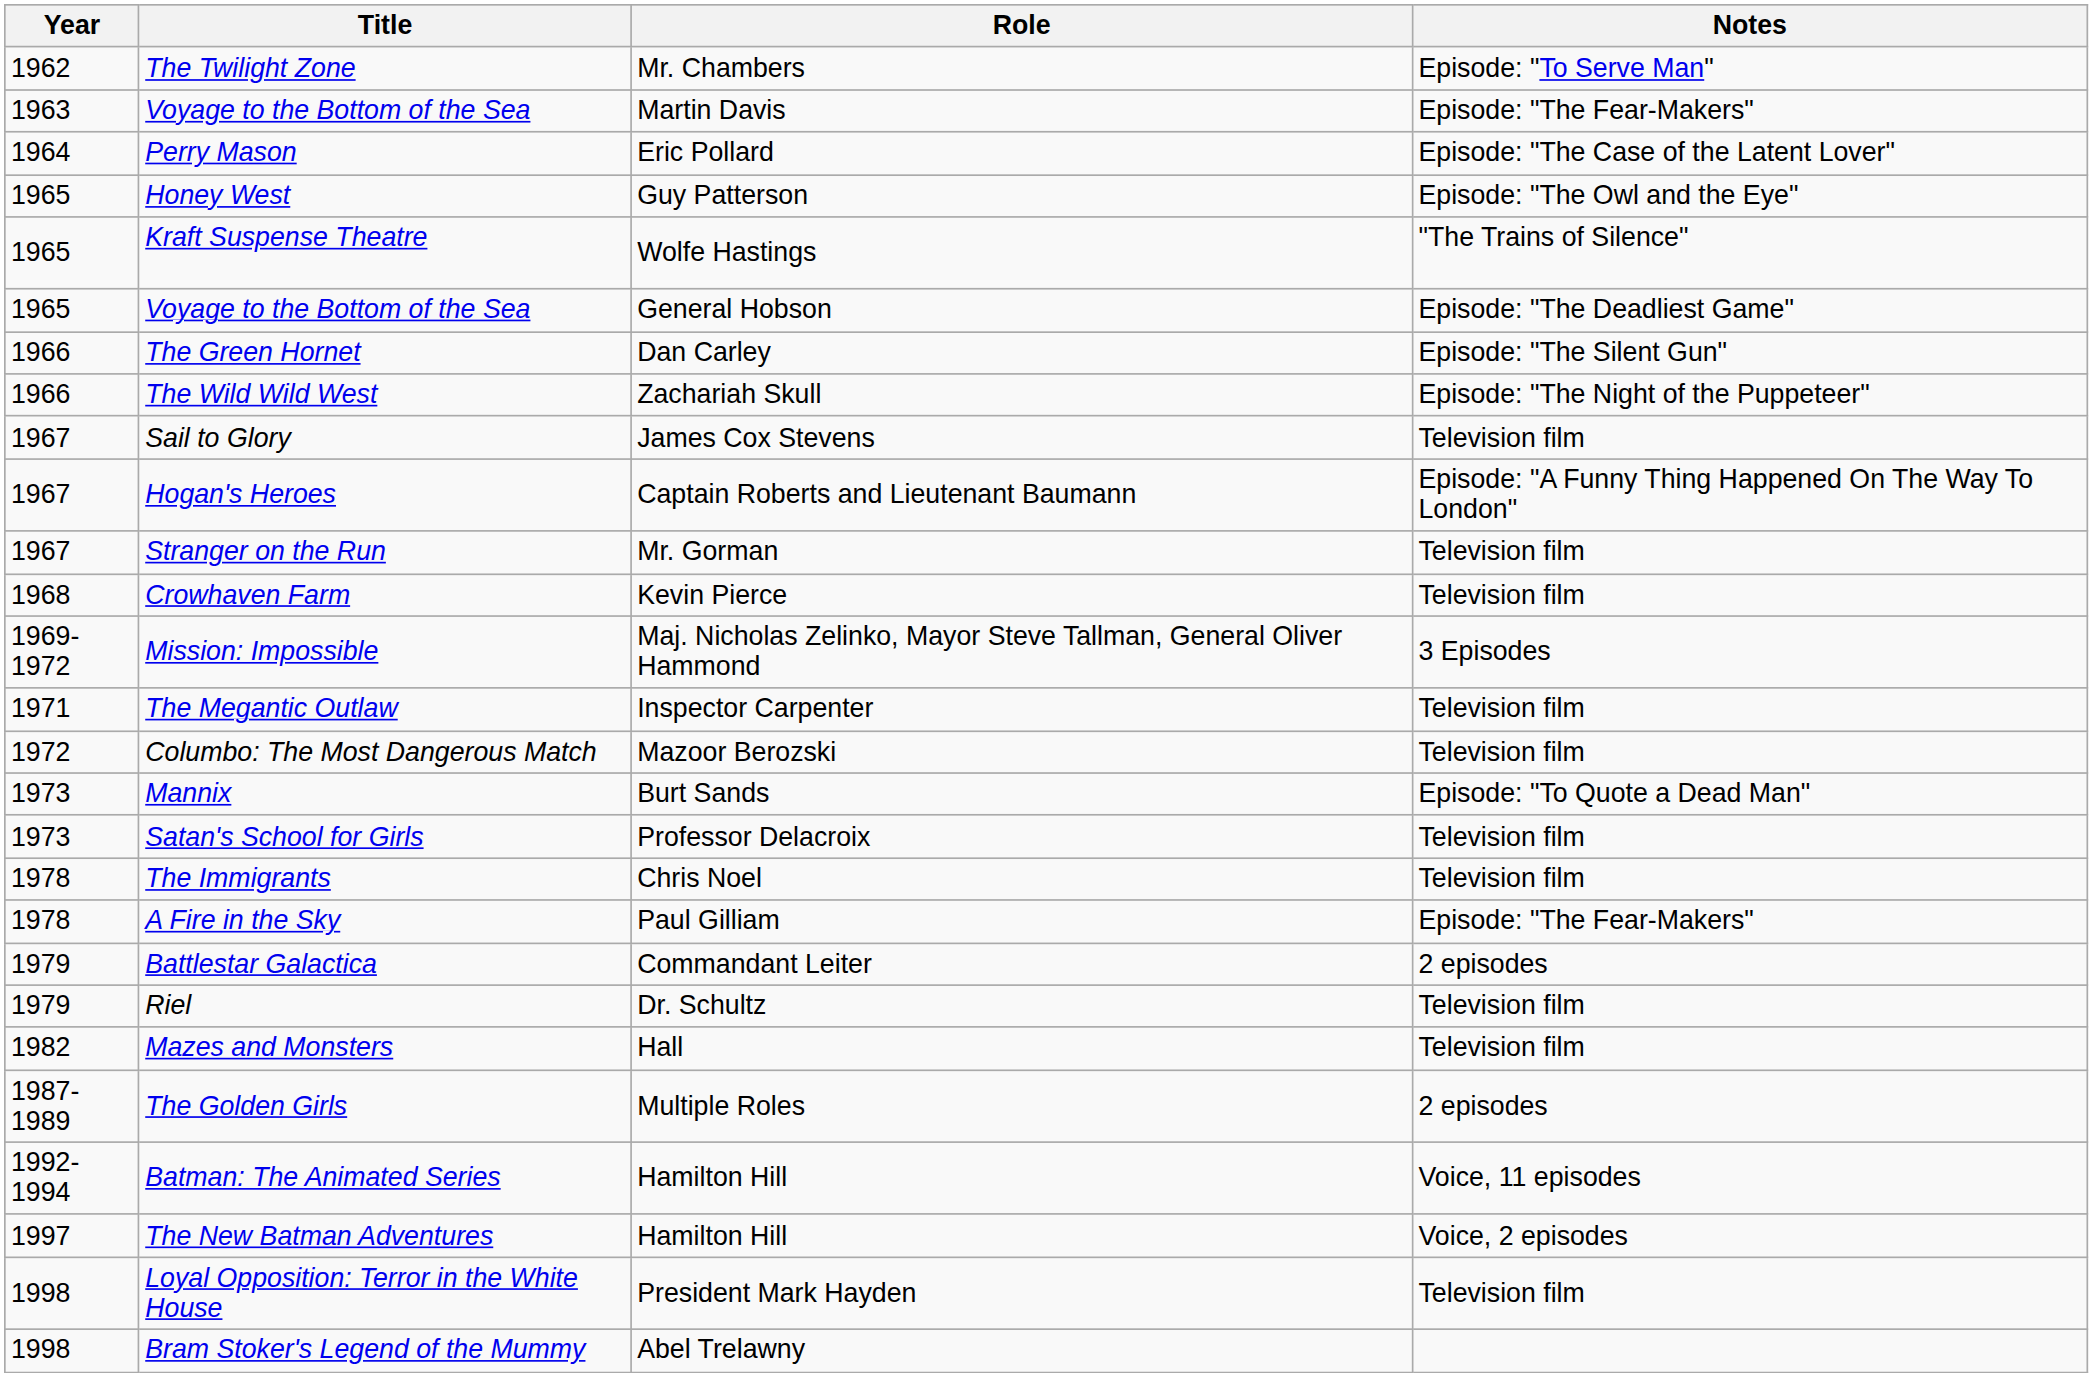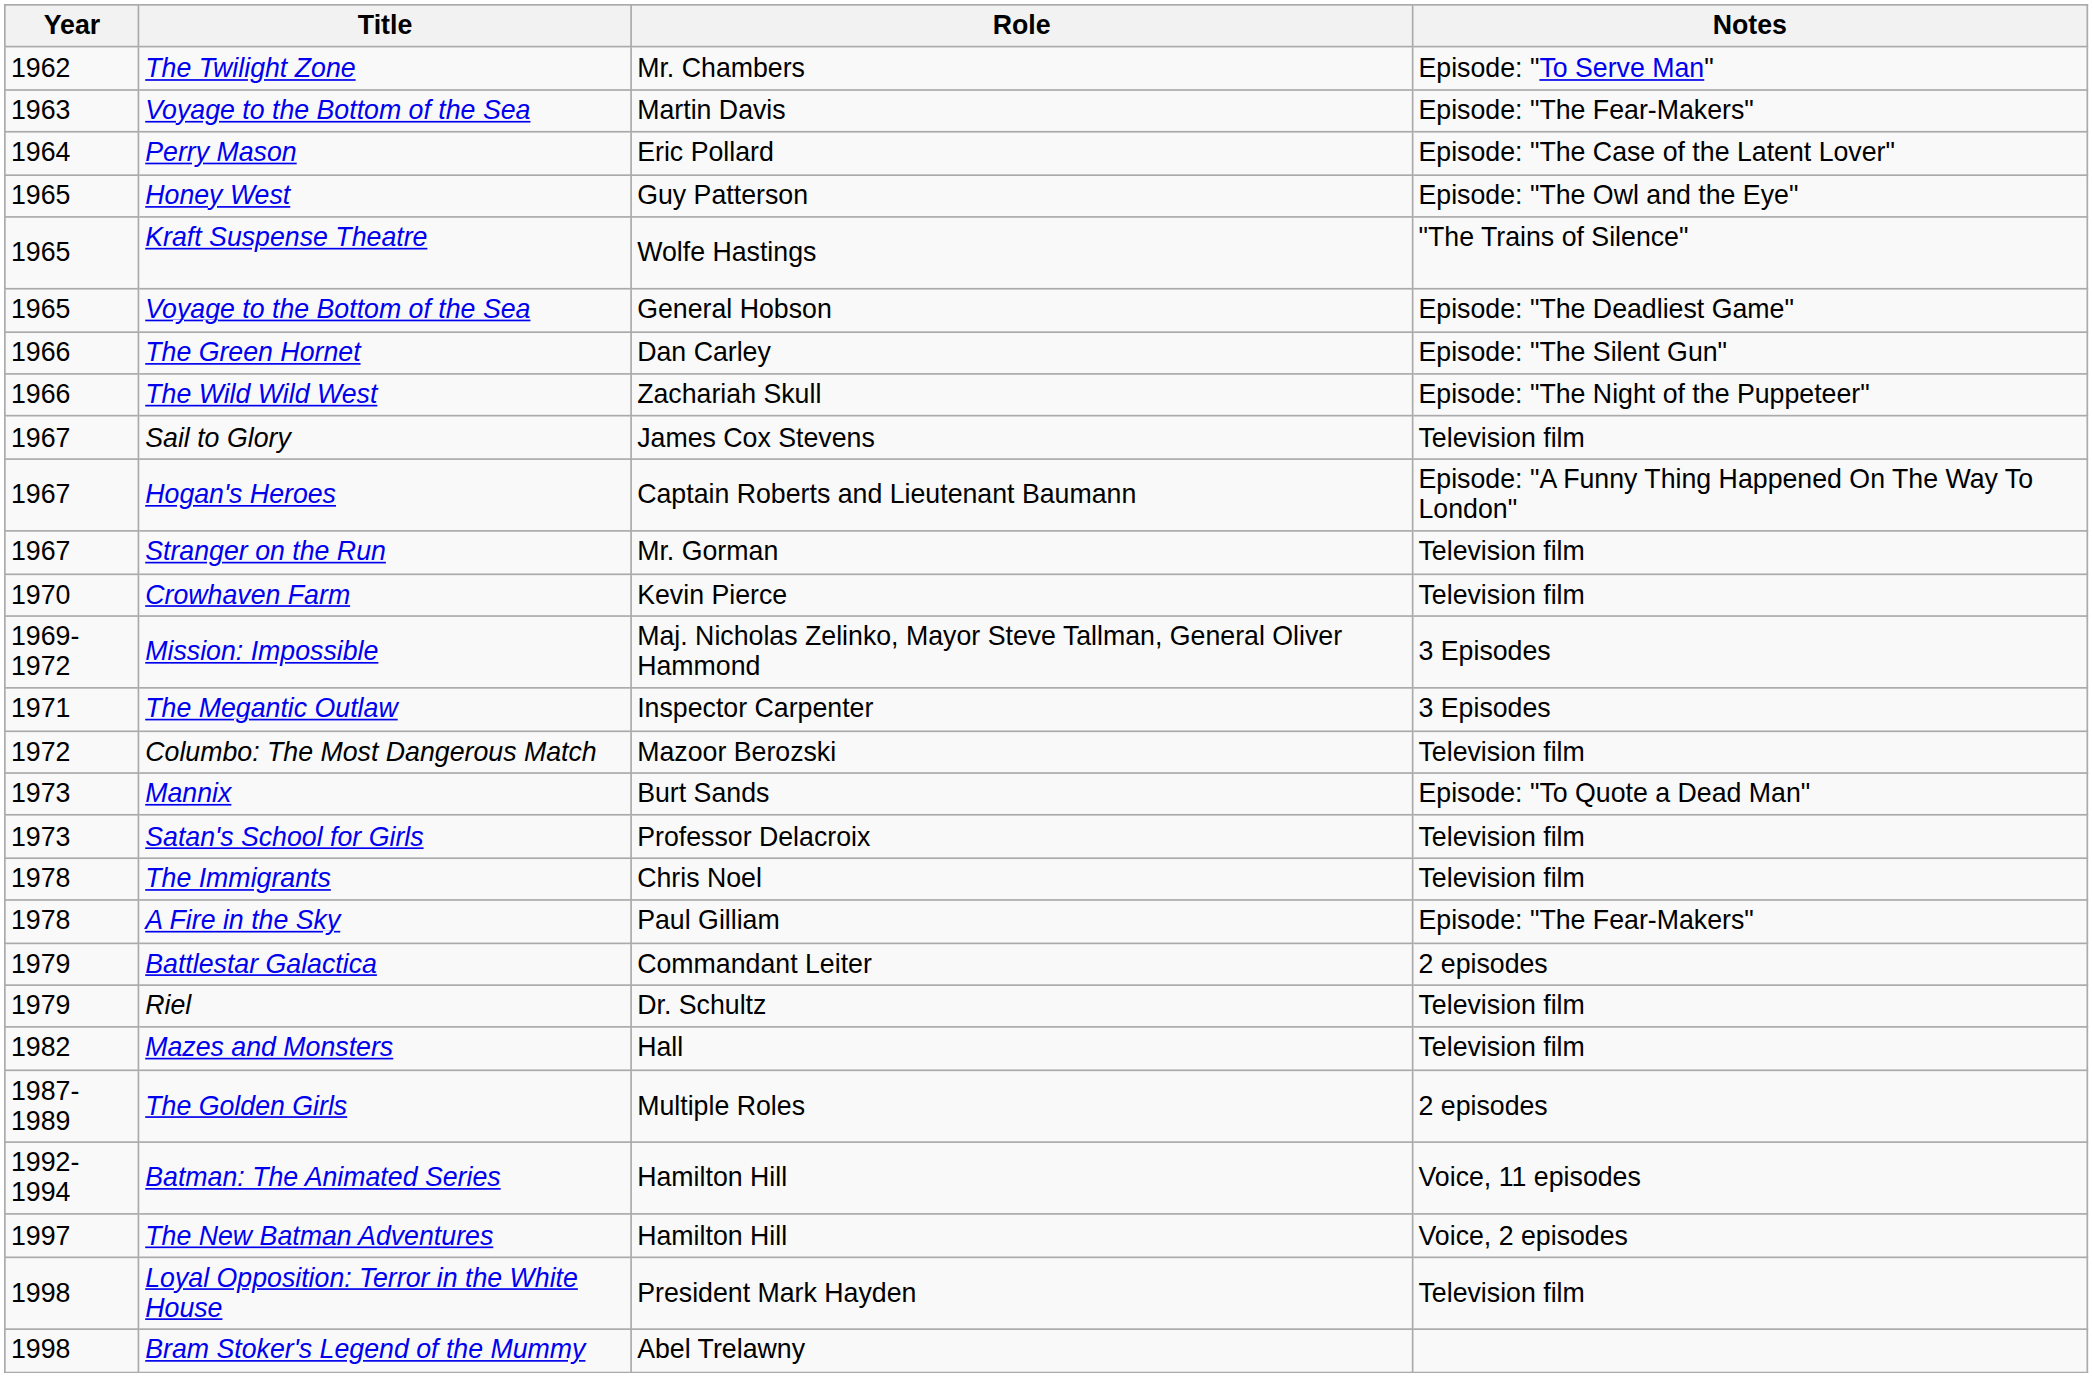(41, 594) 1968 -> (41, 594) 1970
(1502, 709) Television film -> (1485, 709) 3 Episodes
